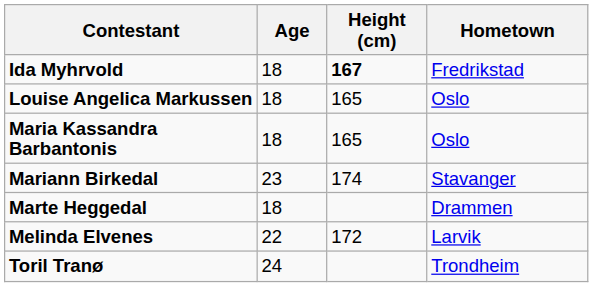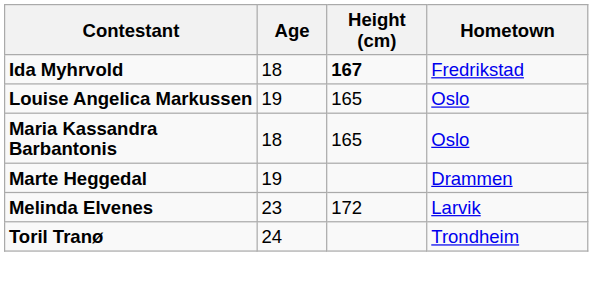(272, 99) 18 -> (272, 99) 19
- row: (84, 178)
(272, 208) 18 -> (272, 178) 19
(272, 237) 22 -> (272, 208) 23
